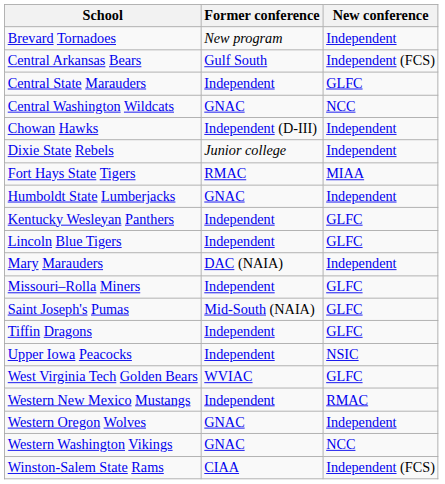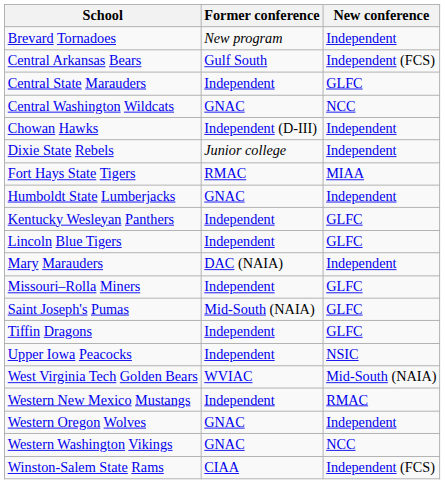(344, 377) GLFC -> (381, 377) Mid-South (NAIA)
